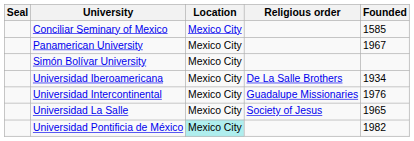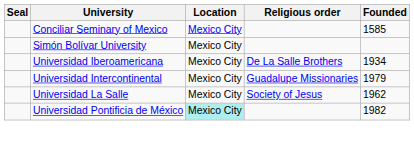- row: (88, 45)
(374, 95) 1976 -> (374, 78) 1979
(374, 111) 1965 -> (374, 95) 1962
